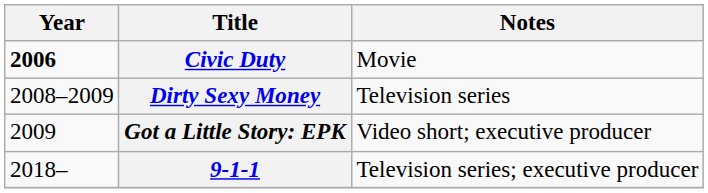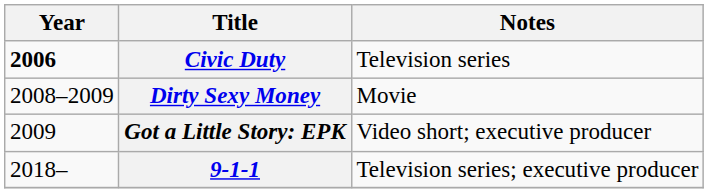(386, 59) Movie -> (433, 59) Television series
(433, 95) Television series -> (386, 95) Movie
